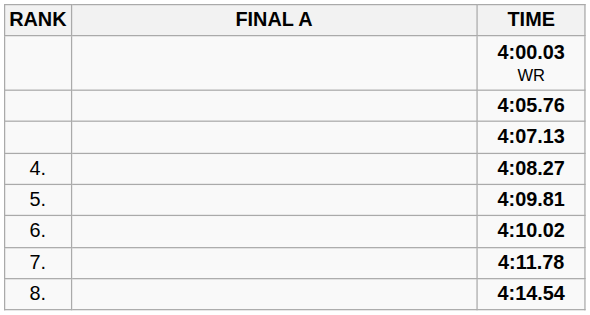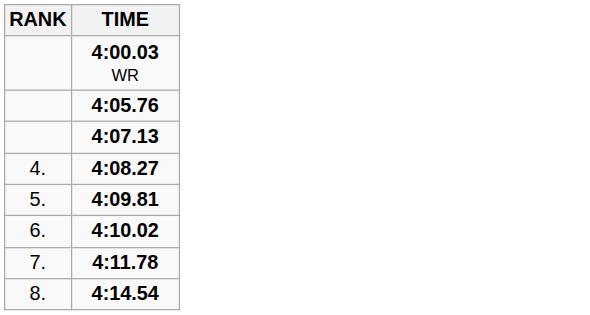- column: (274, 20)
